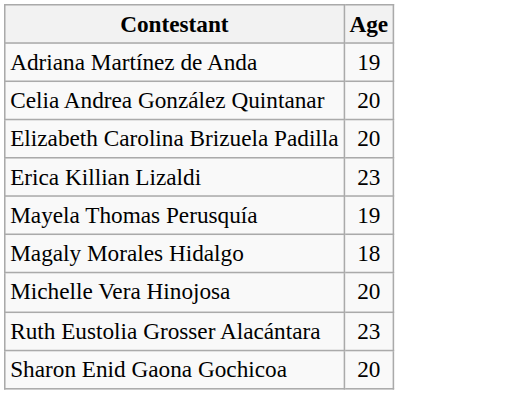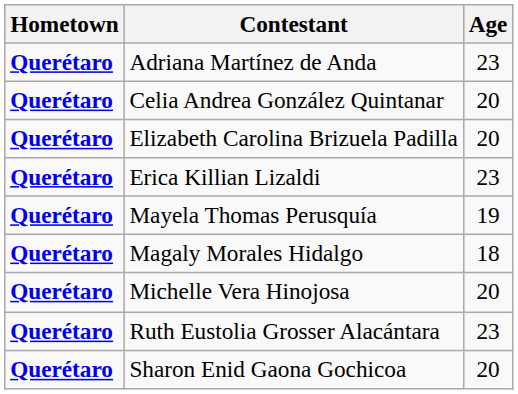+ column: (64, 23)
(369, 62) 19 -> (488, 62) 23
